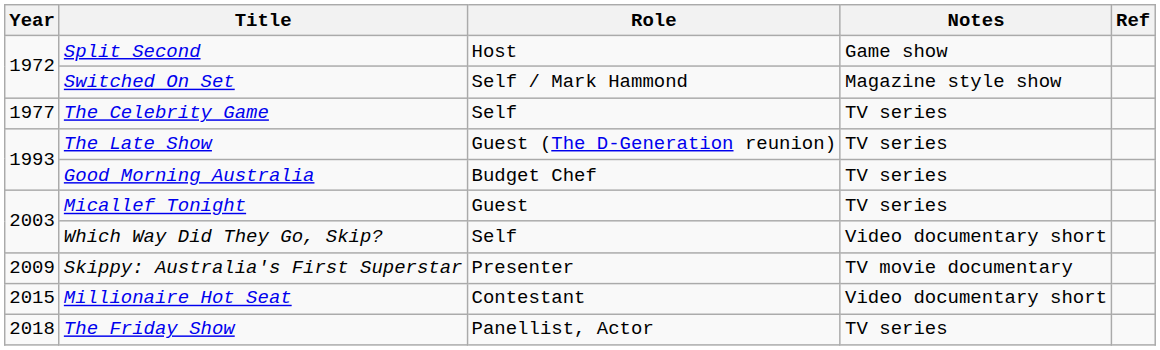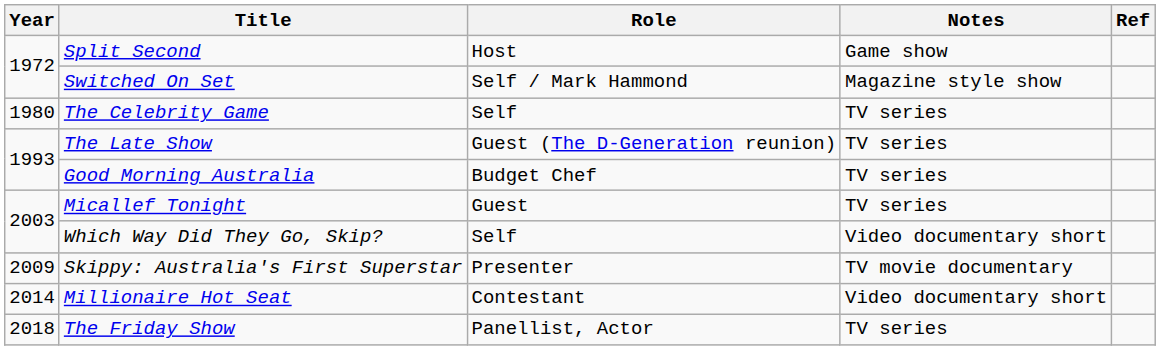(32, 113) 1977 -> (32, 113) 1980
(32, 299) 2015 -> (32, 299) 2014
